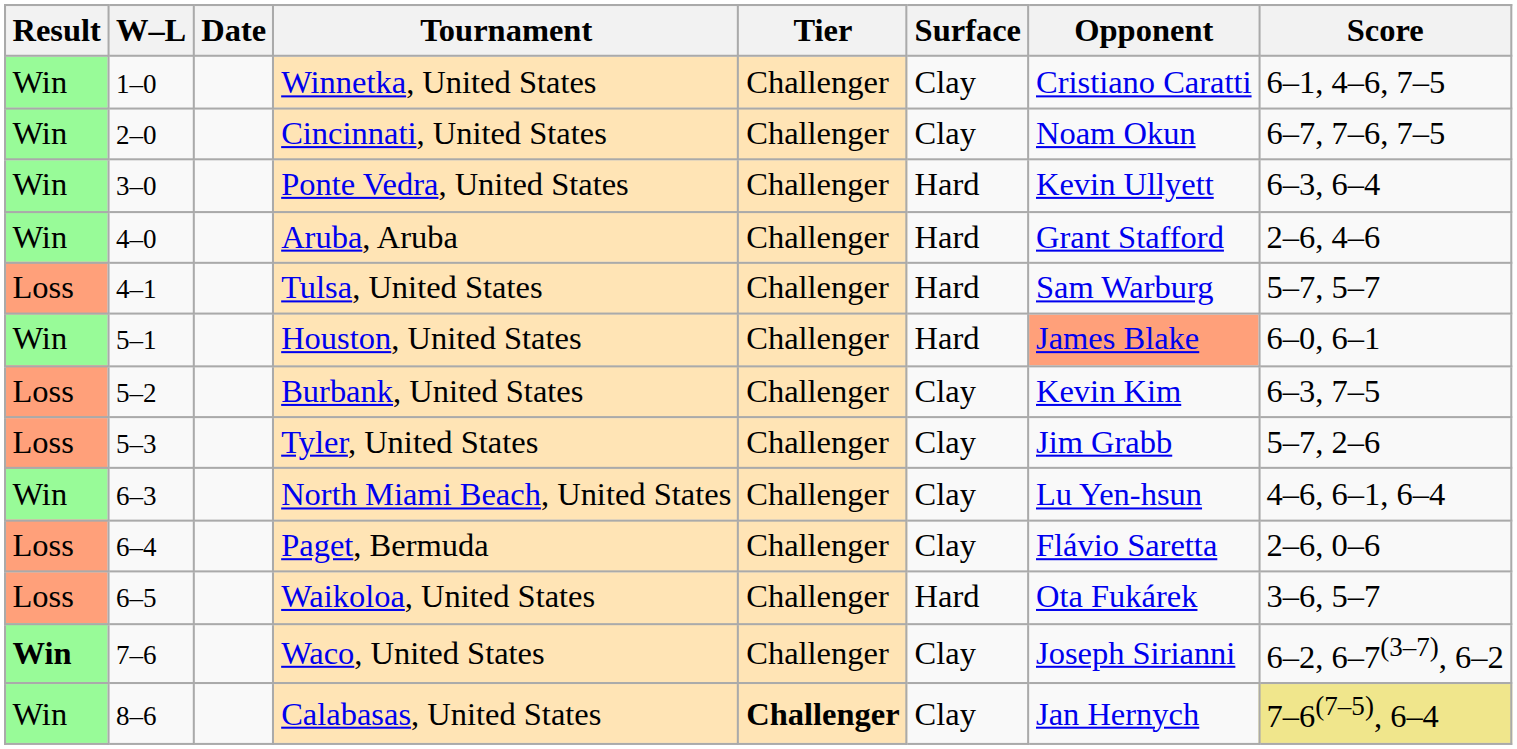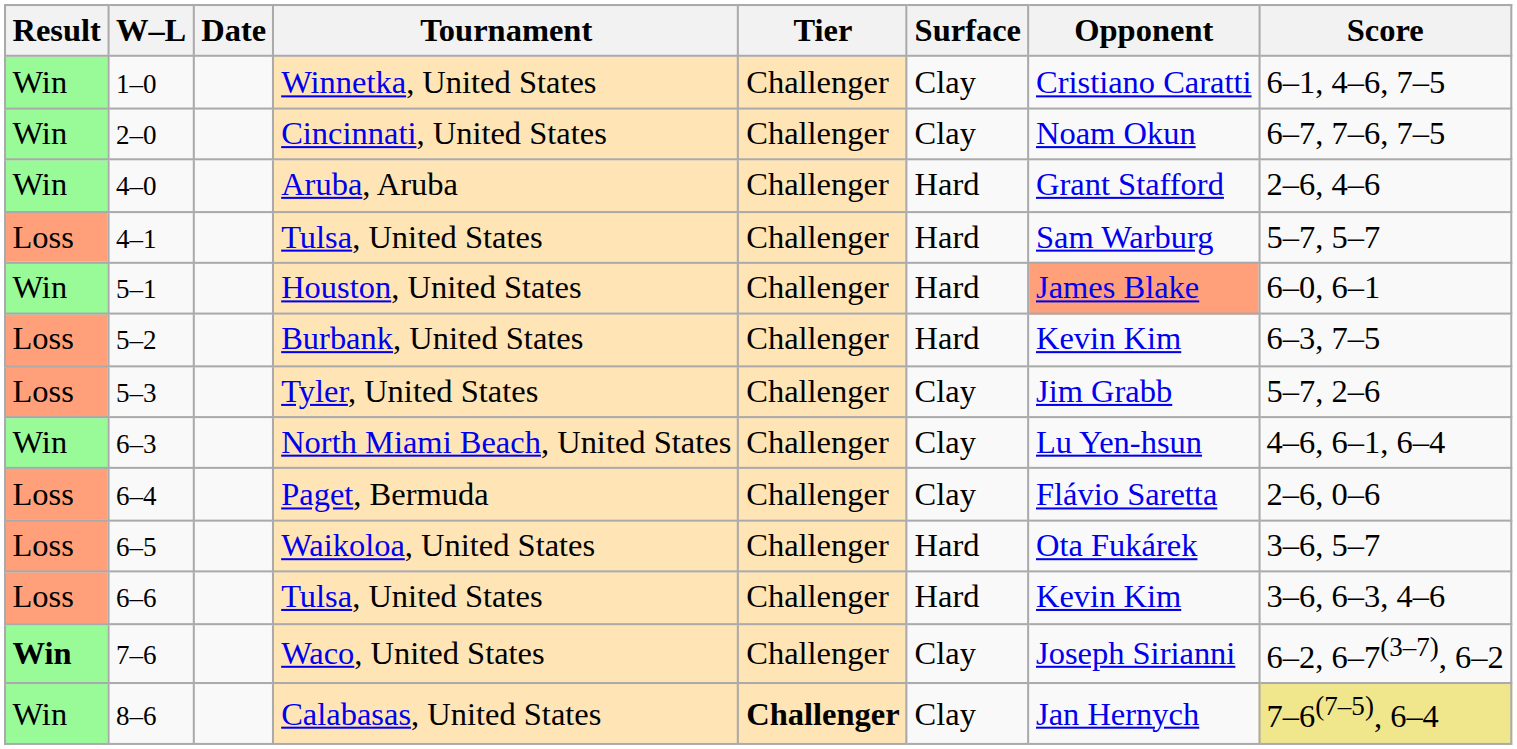- row: (136, 186)
(945, 390) Clay -> (947, 339) Hard
+ row: (136, 598)
